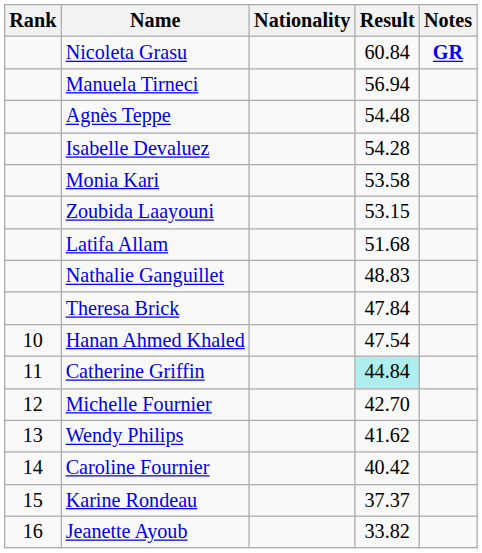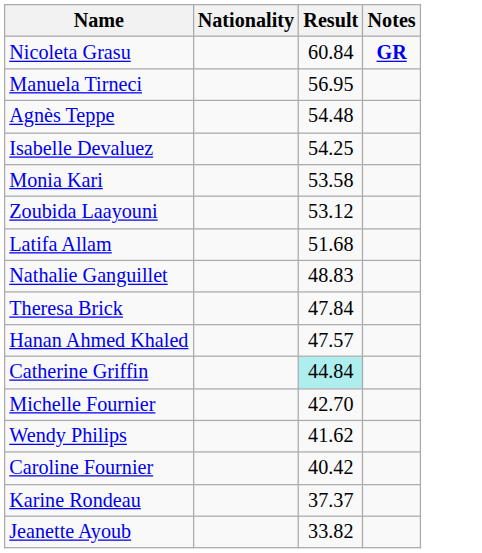- column: (33, 20)
(387, 84) 56.94 -> (331, 84) 56.95
(387, 148) 54.28 -> (331, 148) 54.25
(387, 212) 53.15 -> (331, 212) 53.12
(387, 340) 47.54 -> (331, 340) 47.57
